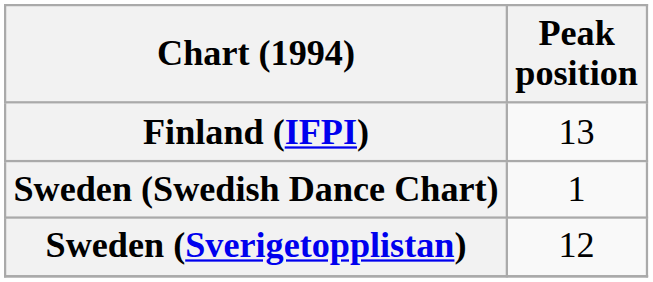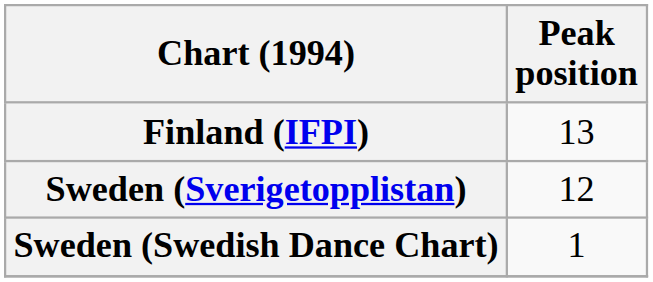rows swapped: (256, 245) <-> (256, 188)
